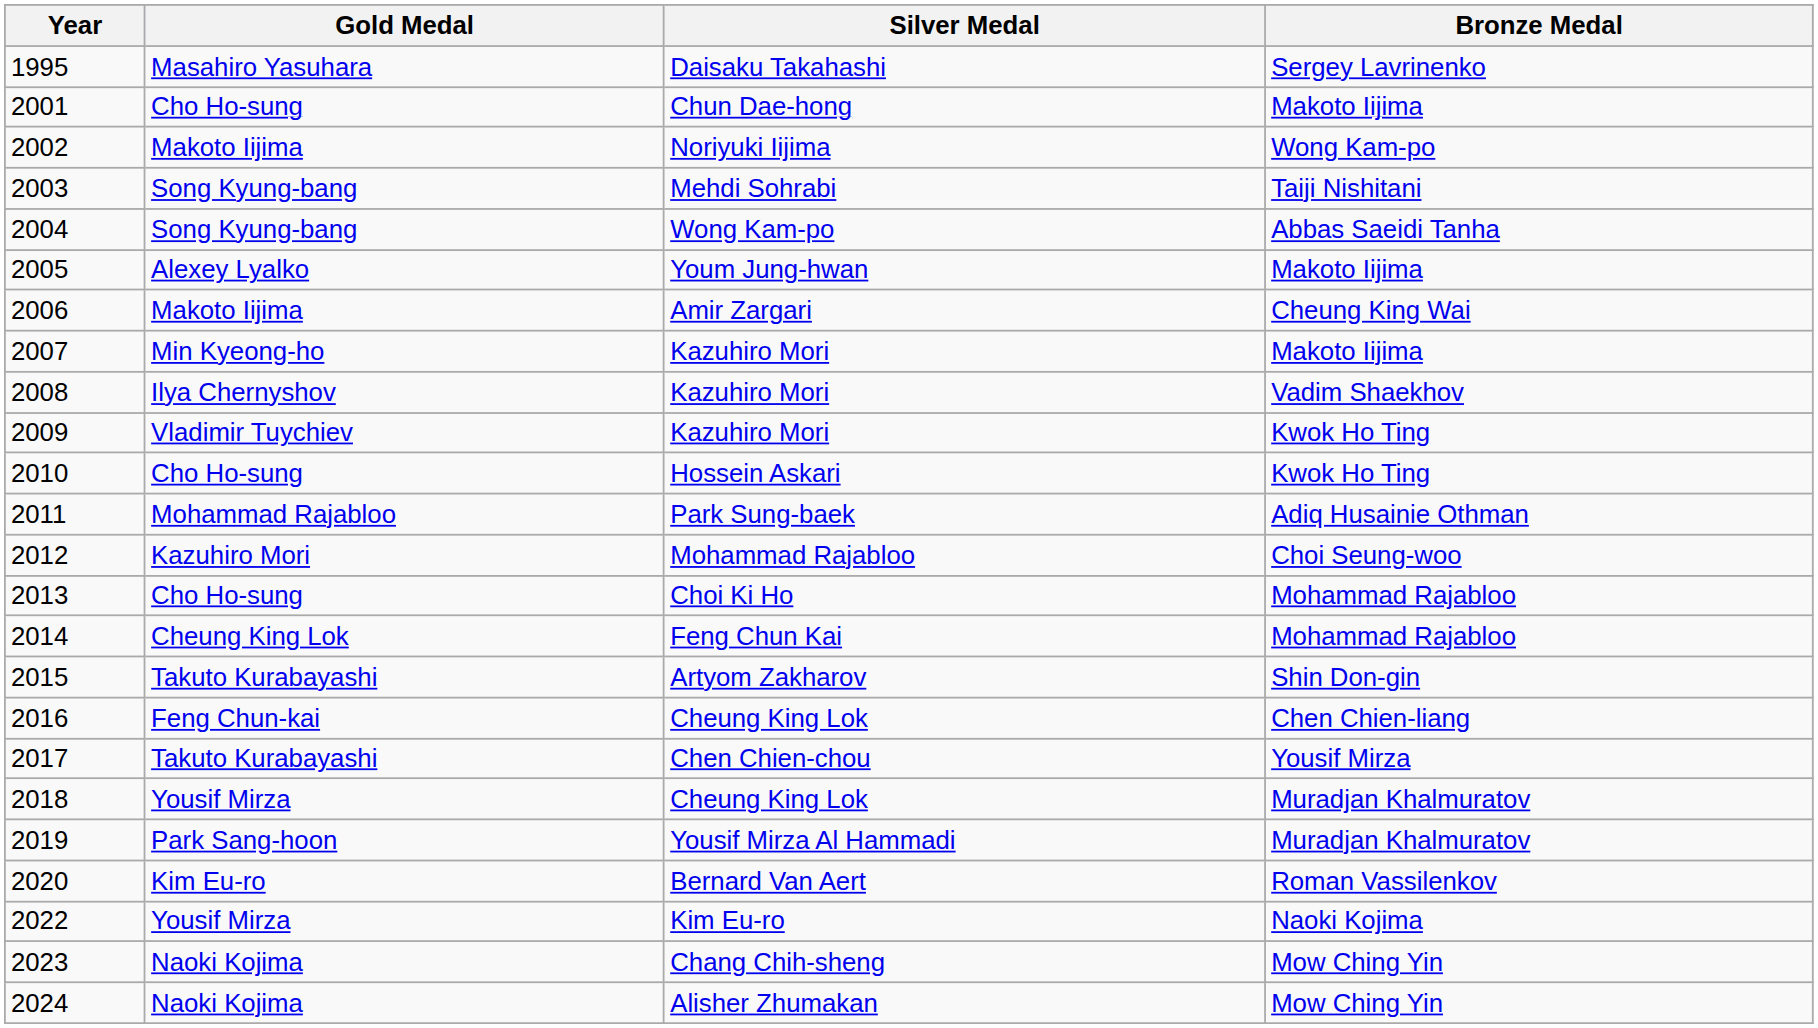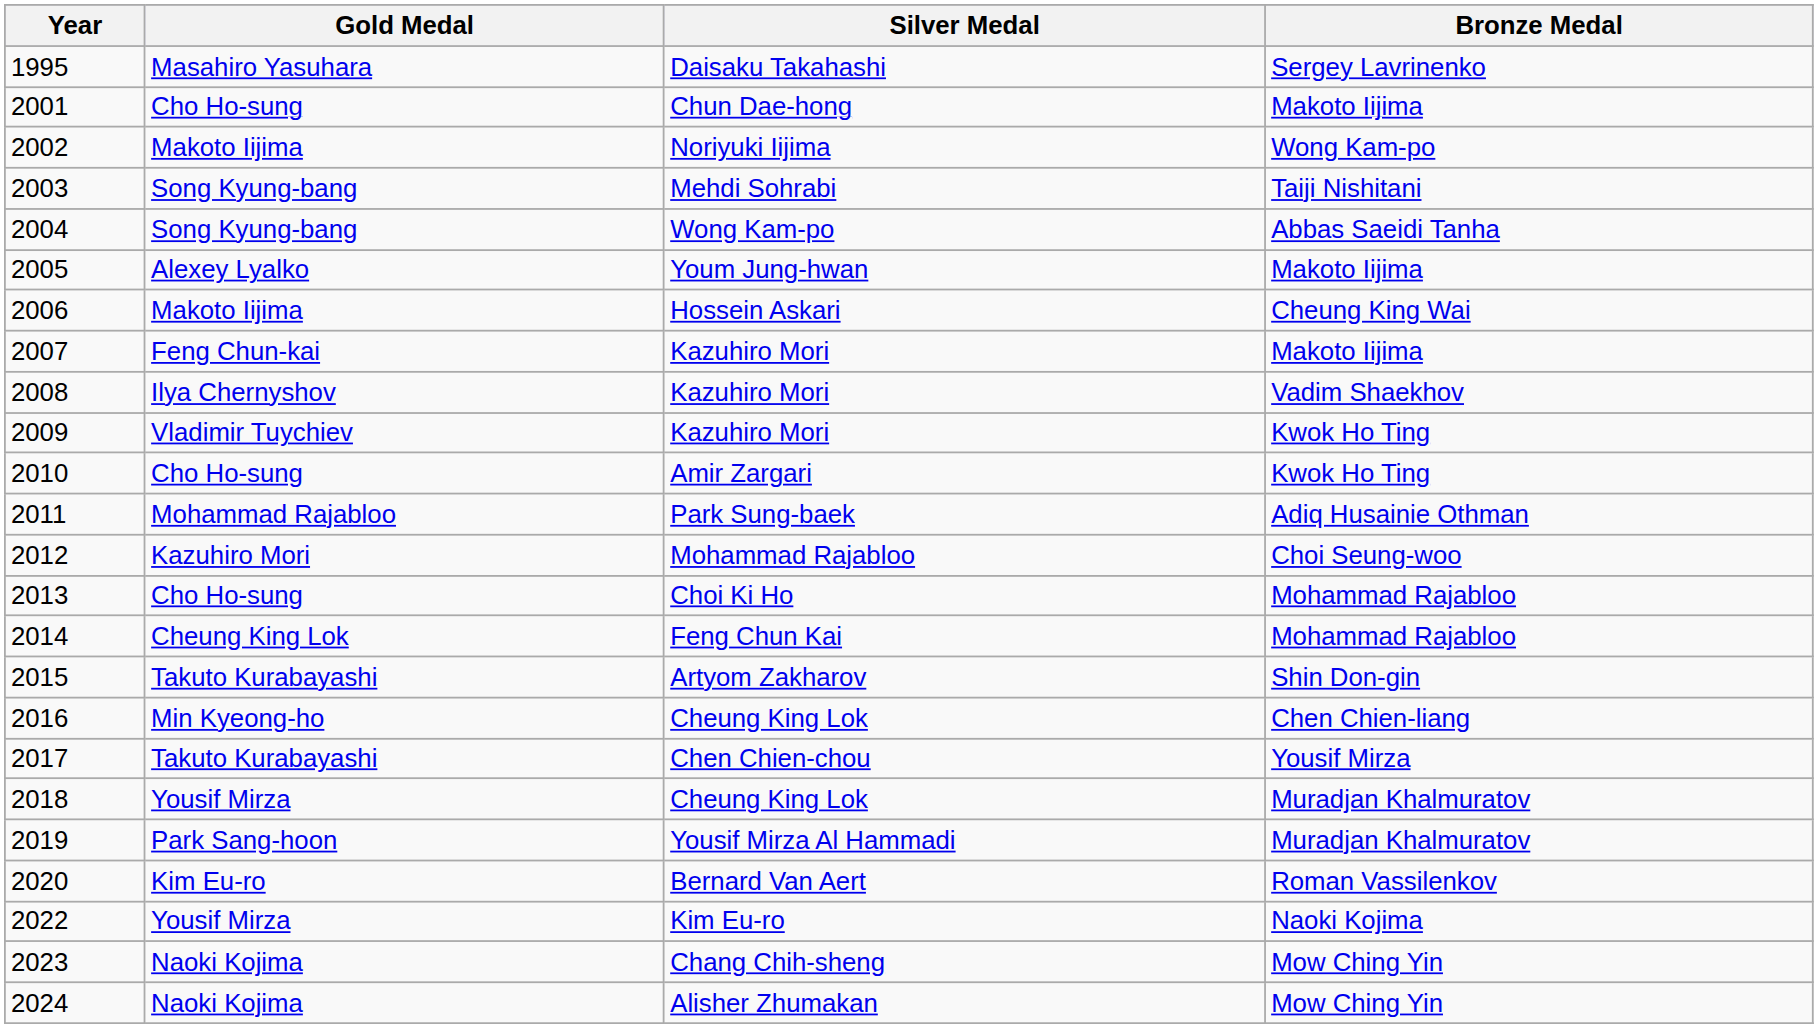(741, 311) Amir Zargari -> (755, 311) Hossein Askari
(238, 351) Min Kyeong-ho -> (236, 351) Feng Chun-kai
(755, 474) Hossein Askari -> (741, 474) Amir Zargari
(236, 718) Feng Chun-kai -> (238, 718) Min Kyeong-ho
